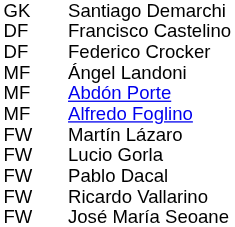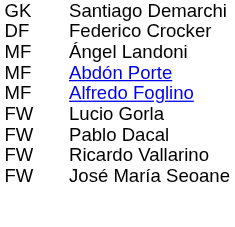- row: (150, 31)
- row: (125, 134)
